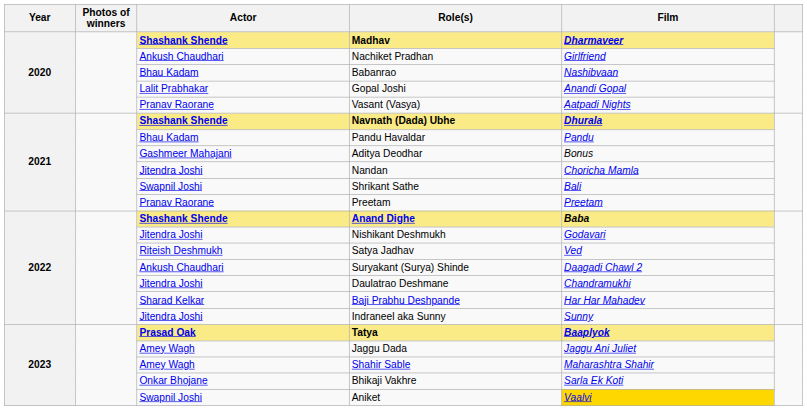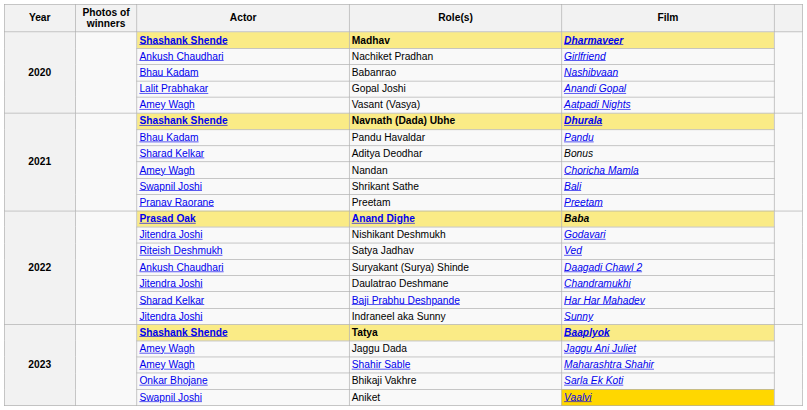(177, 105) Pranav Raorane -> (167, 105) Amey Wagh
(185, 154) Gashmeer Mahajani -> (172, 154) Sharad Kelkar
(171, 170) Jitendra Joshi -> (167, 170) Amey Wagh
(183, 219) Shashank Shende -> (168, 219) Prasad Oak
(168, 332) Prasad Oak -> (183, 332) Shashank Shende
